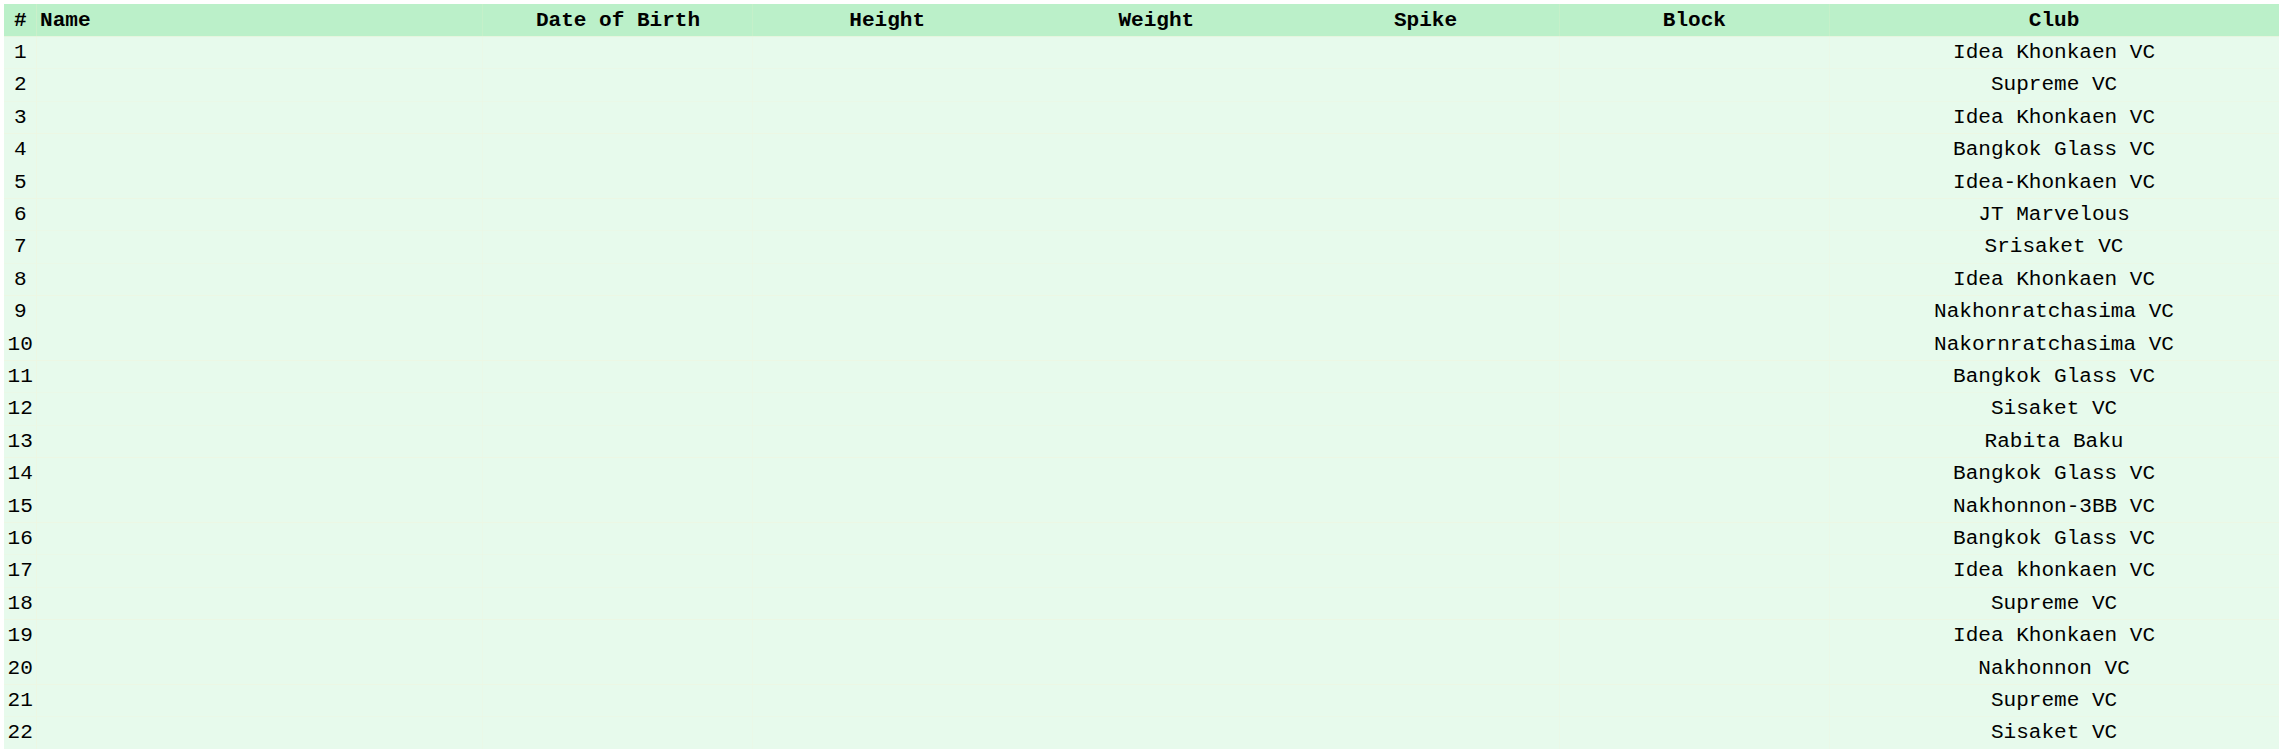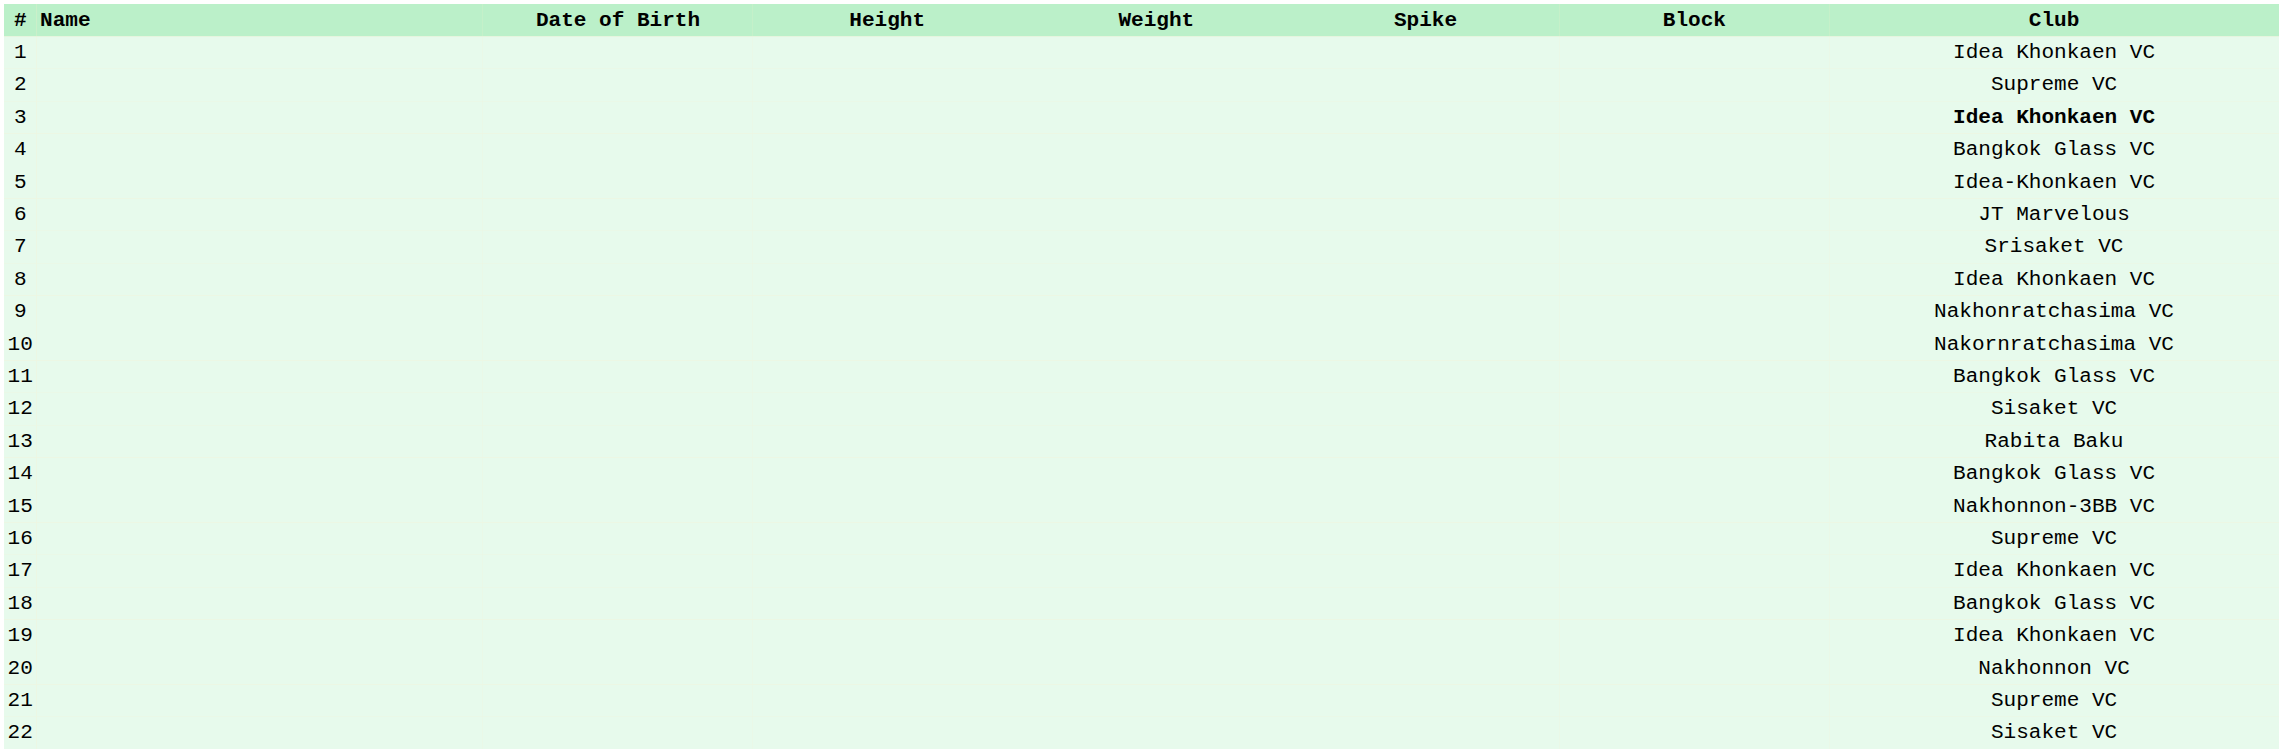(2054, 117) normal -> (2054, 117) bold
(2054, 539) Bangkok Glass VC -> (2054, 539) Supreme VC
(2054, 571) Idea khonkaen VC -> (2054, 571) Idea Khonkaen VC
(2054, 603) Supreme VC -> (2054, 603) Bangkok Glass VC
